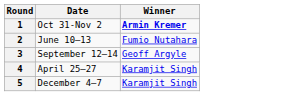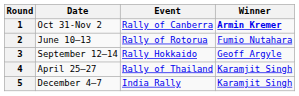+ column: (168, 12)
